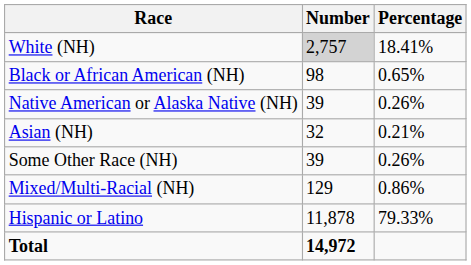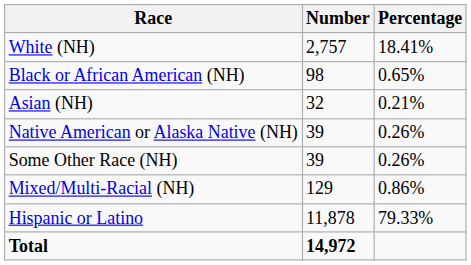(326, 47) lightgrey background -> (326, 47) no background
rows swapped: (153, 103) <-> (51, 132)
